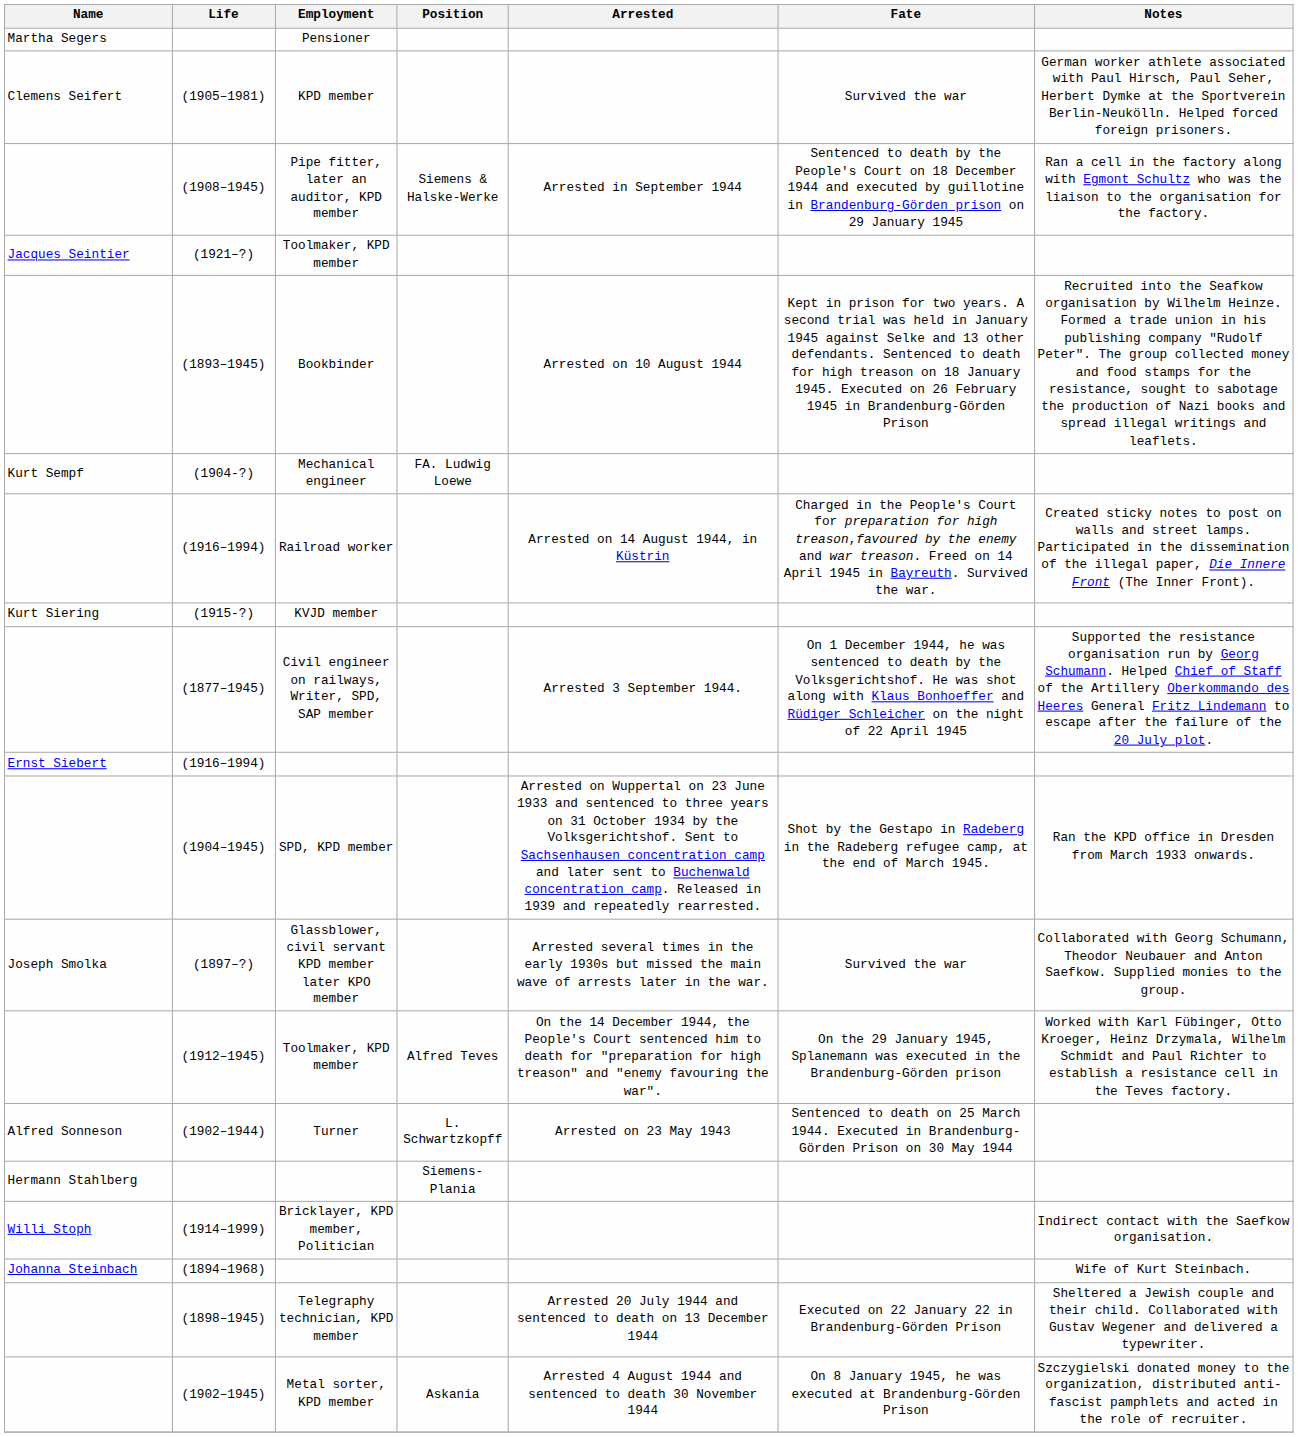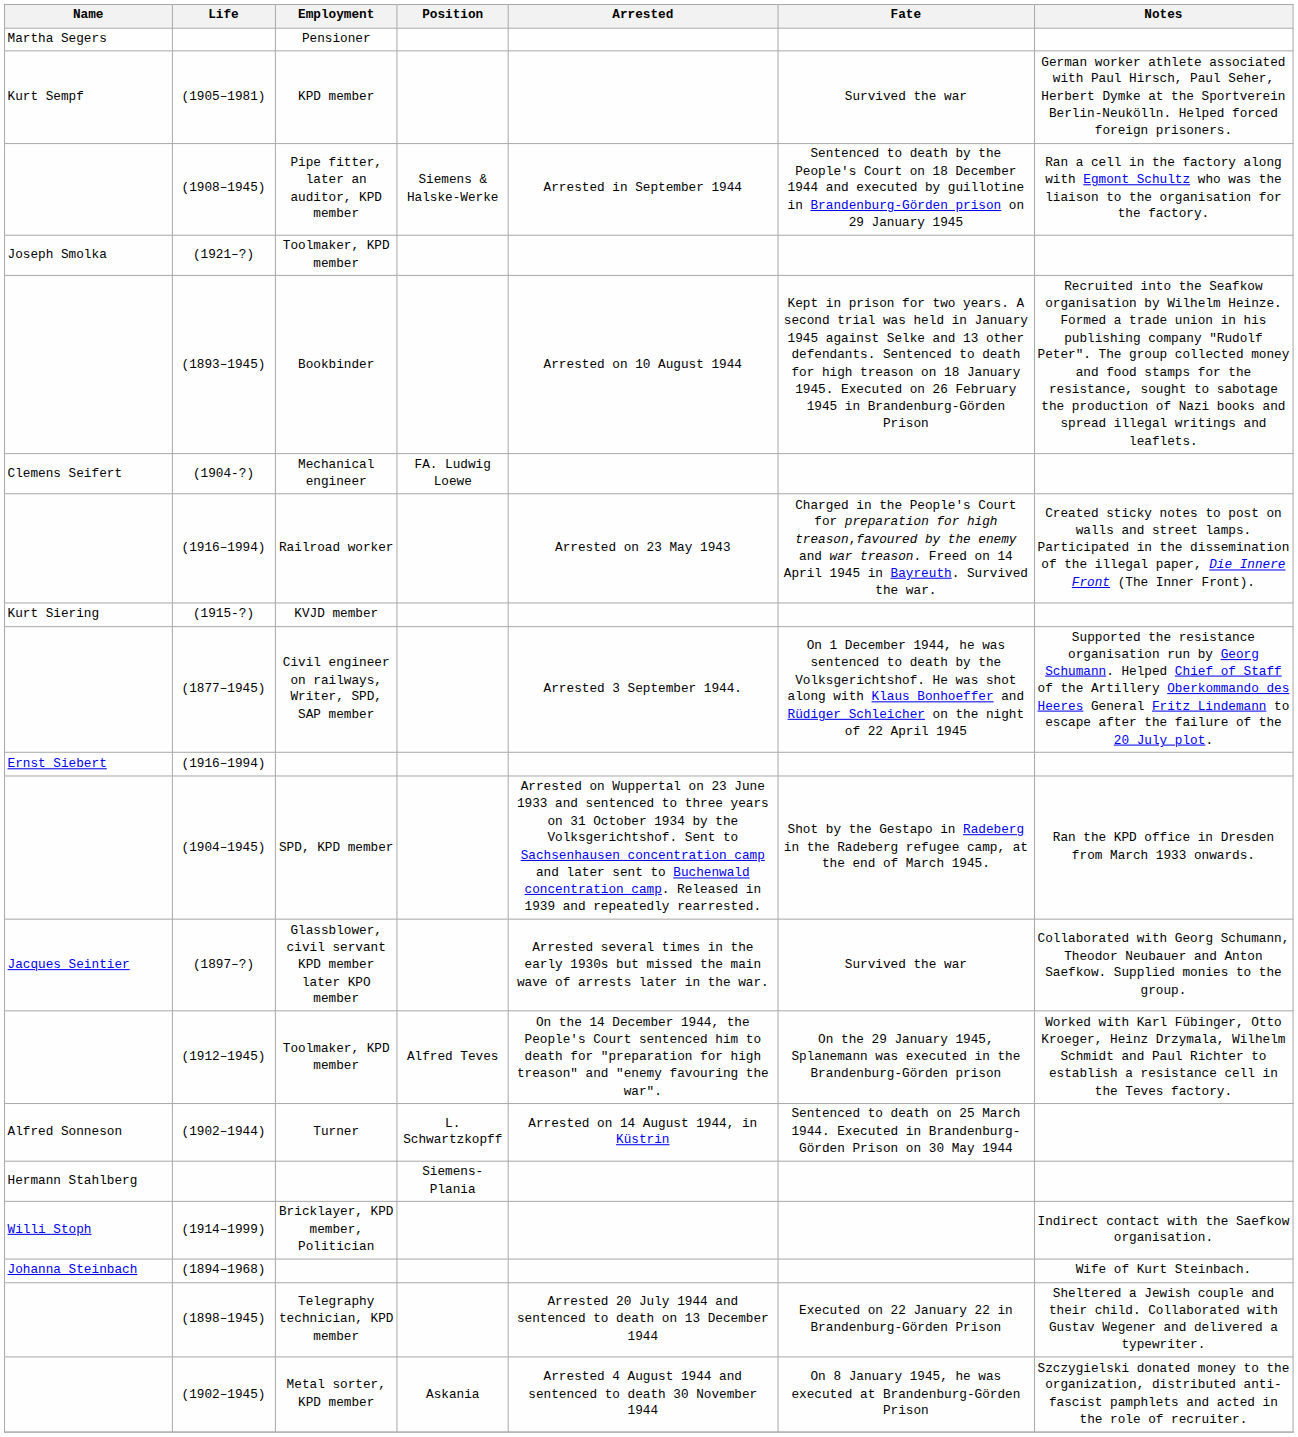(65, 97) Clemens Seifert -> (46, 97) Kurt Sempf
(69, 255) Jacques Seintier -> (57, 255) Joseph Smolka
(46, 474) Kurt Sempf -> (65, 474) Clemens Seifert
(643, 548) Arrested on 14 August 1944, in Küstrin -> (643, 548) Arrested on 23 May 1943
(57, 965) Joseph Smolka -> (69, 965) Jacques Seintier
(643, 1132) Arrested on 23 May 1943 -> (643, 1132) Arrested on 14 August 1944, in Küstrin
